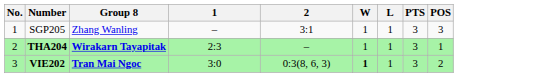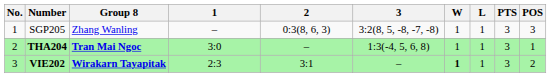+ column: (399, 13)
(307, 30) 3:1 -> (307, 30) 0:3(8, 6, 3)
(119, 47) Wirakarn Tayapitak -> (107, 47) Tran Mai Ngoc
(215, 47) 2:3 -> (215, 47) 3:0
(107, 64) Tran Mai Ngoc -> (119, 64) Wirakarn Tayapitak
(215, 64) 3:0 -> (215, 64) 2:3
(307, 64) 0:3(8, 6, 3) -> (307, 64) 3:1
